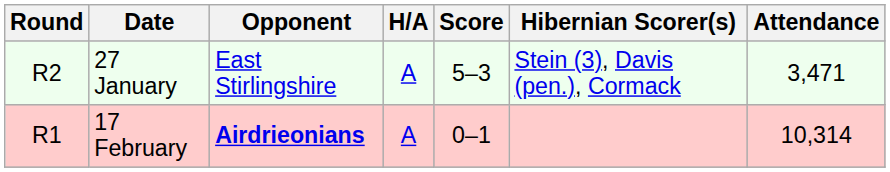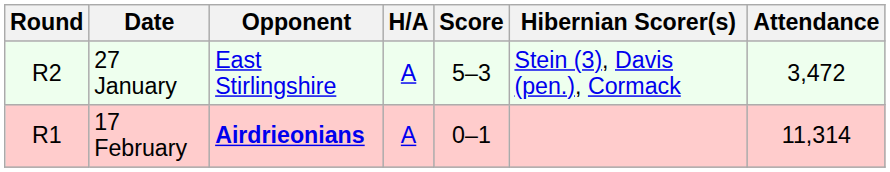(816, 72) 3,471 -> (816, 72) 3,472
(816, 135) 10,314 -> (816, 135) 11,314
